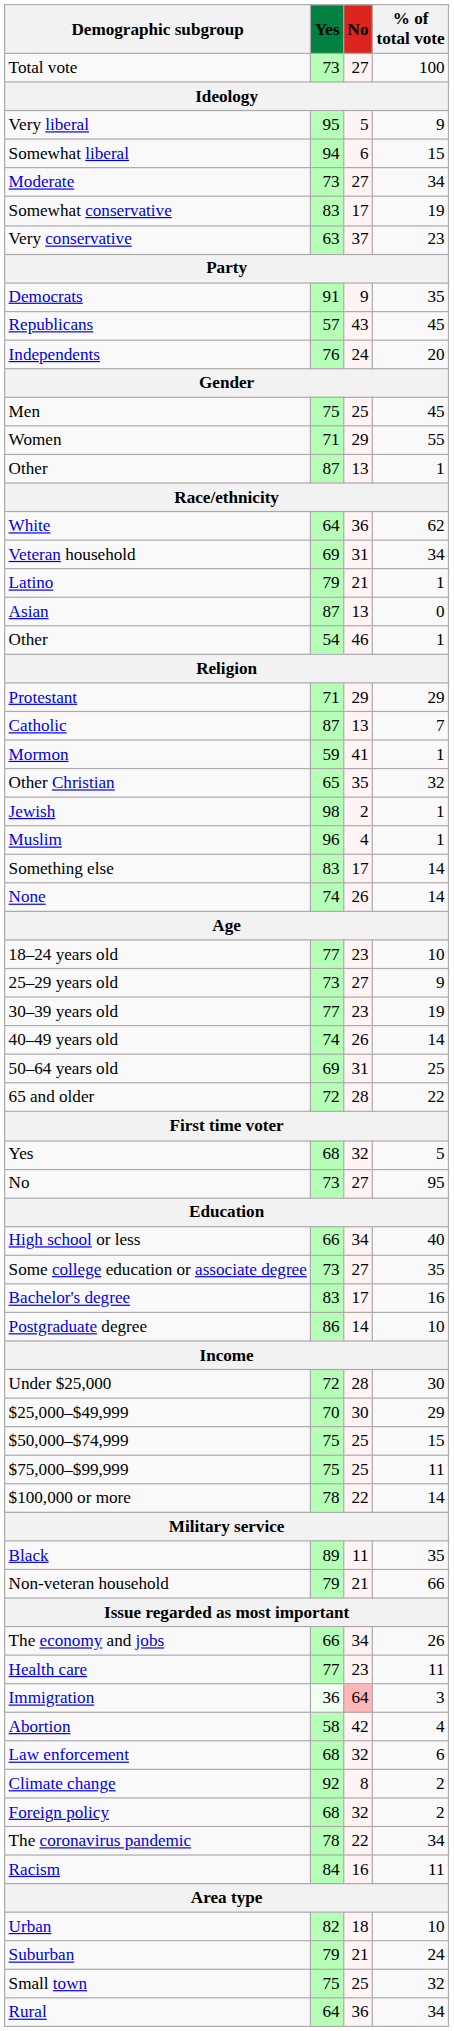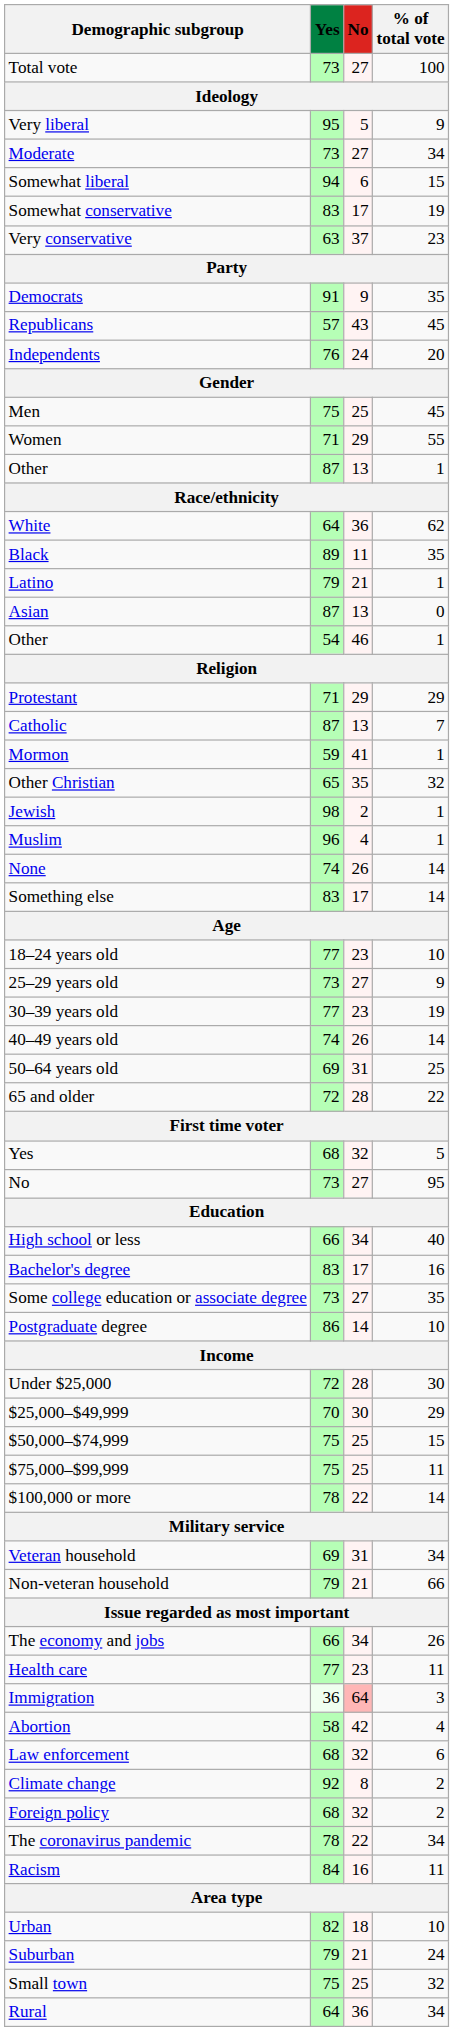rows swapped: (69, 153) <-> (41, 182)
rows swapped: (29, 1555) <-> (72, 554)
rows swapped: (61, 868) <-> (27, 897)
rows swapped: (158, 1269) <-> (69, 1297)
